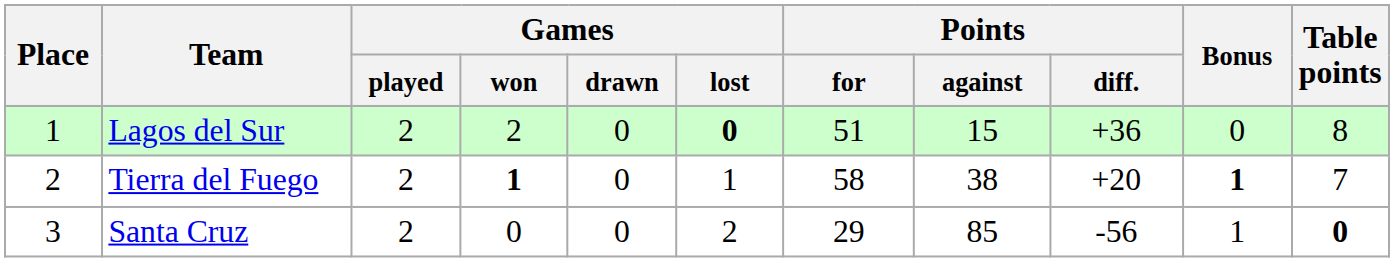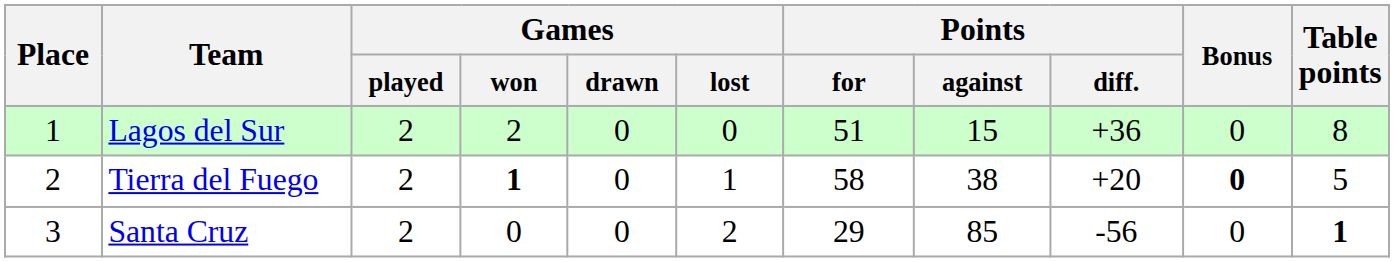(730, 130) bold -> (730, 130) normal
(1237, 180) 1 -> (1237, 180) 0
(1340, 180) 7 -> (1340, 180) 5
(1237, 230) 1 -> (1237, 230) 0
(1340, 230) 0 -> (1340, 230) 1
